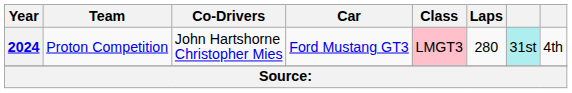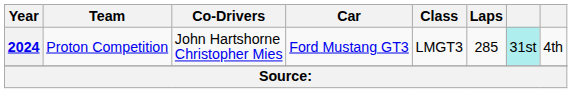(439, 47) pink background -> (439, 47) no background
(486, 47) 280 -> (486, 47) 285
